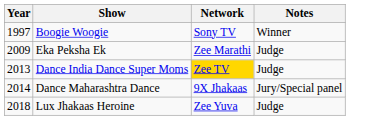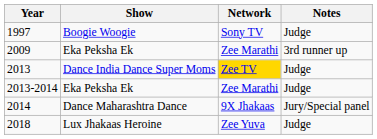(274, 32) Winner -> (297, 32) Judge
(270, 50) Judge -> (315, 50) 3rd runner up
+ row: (32, 87)
